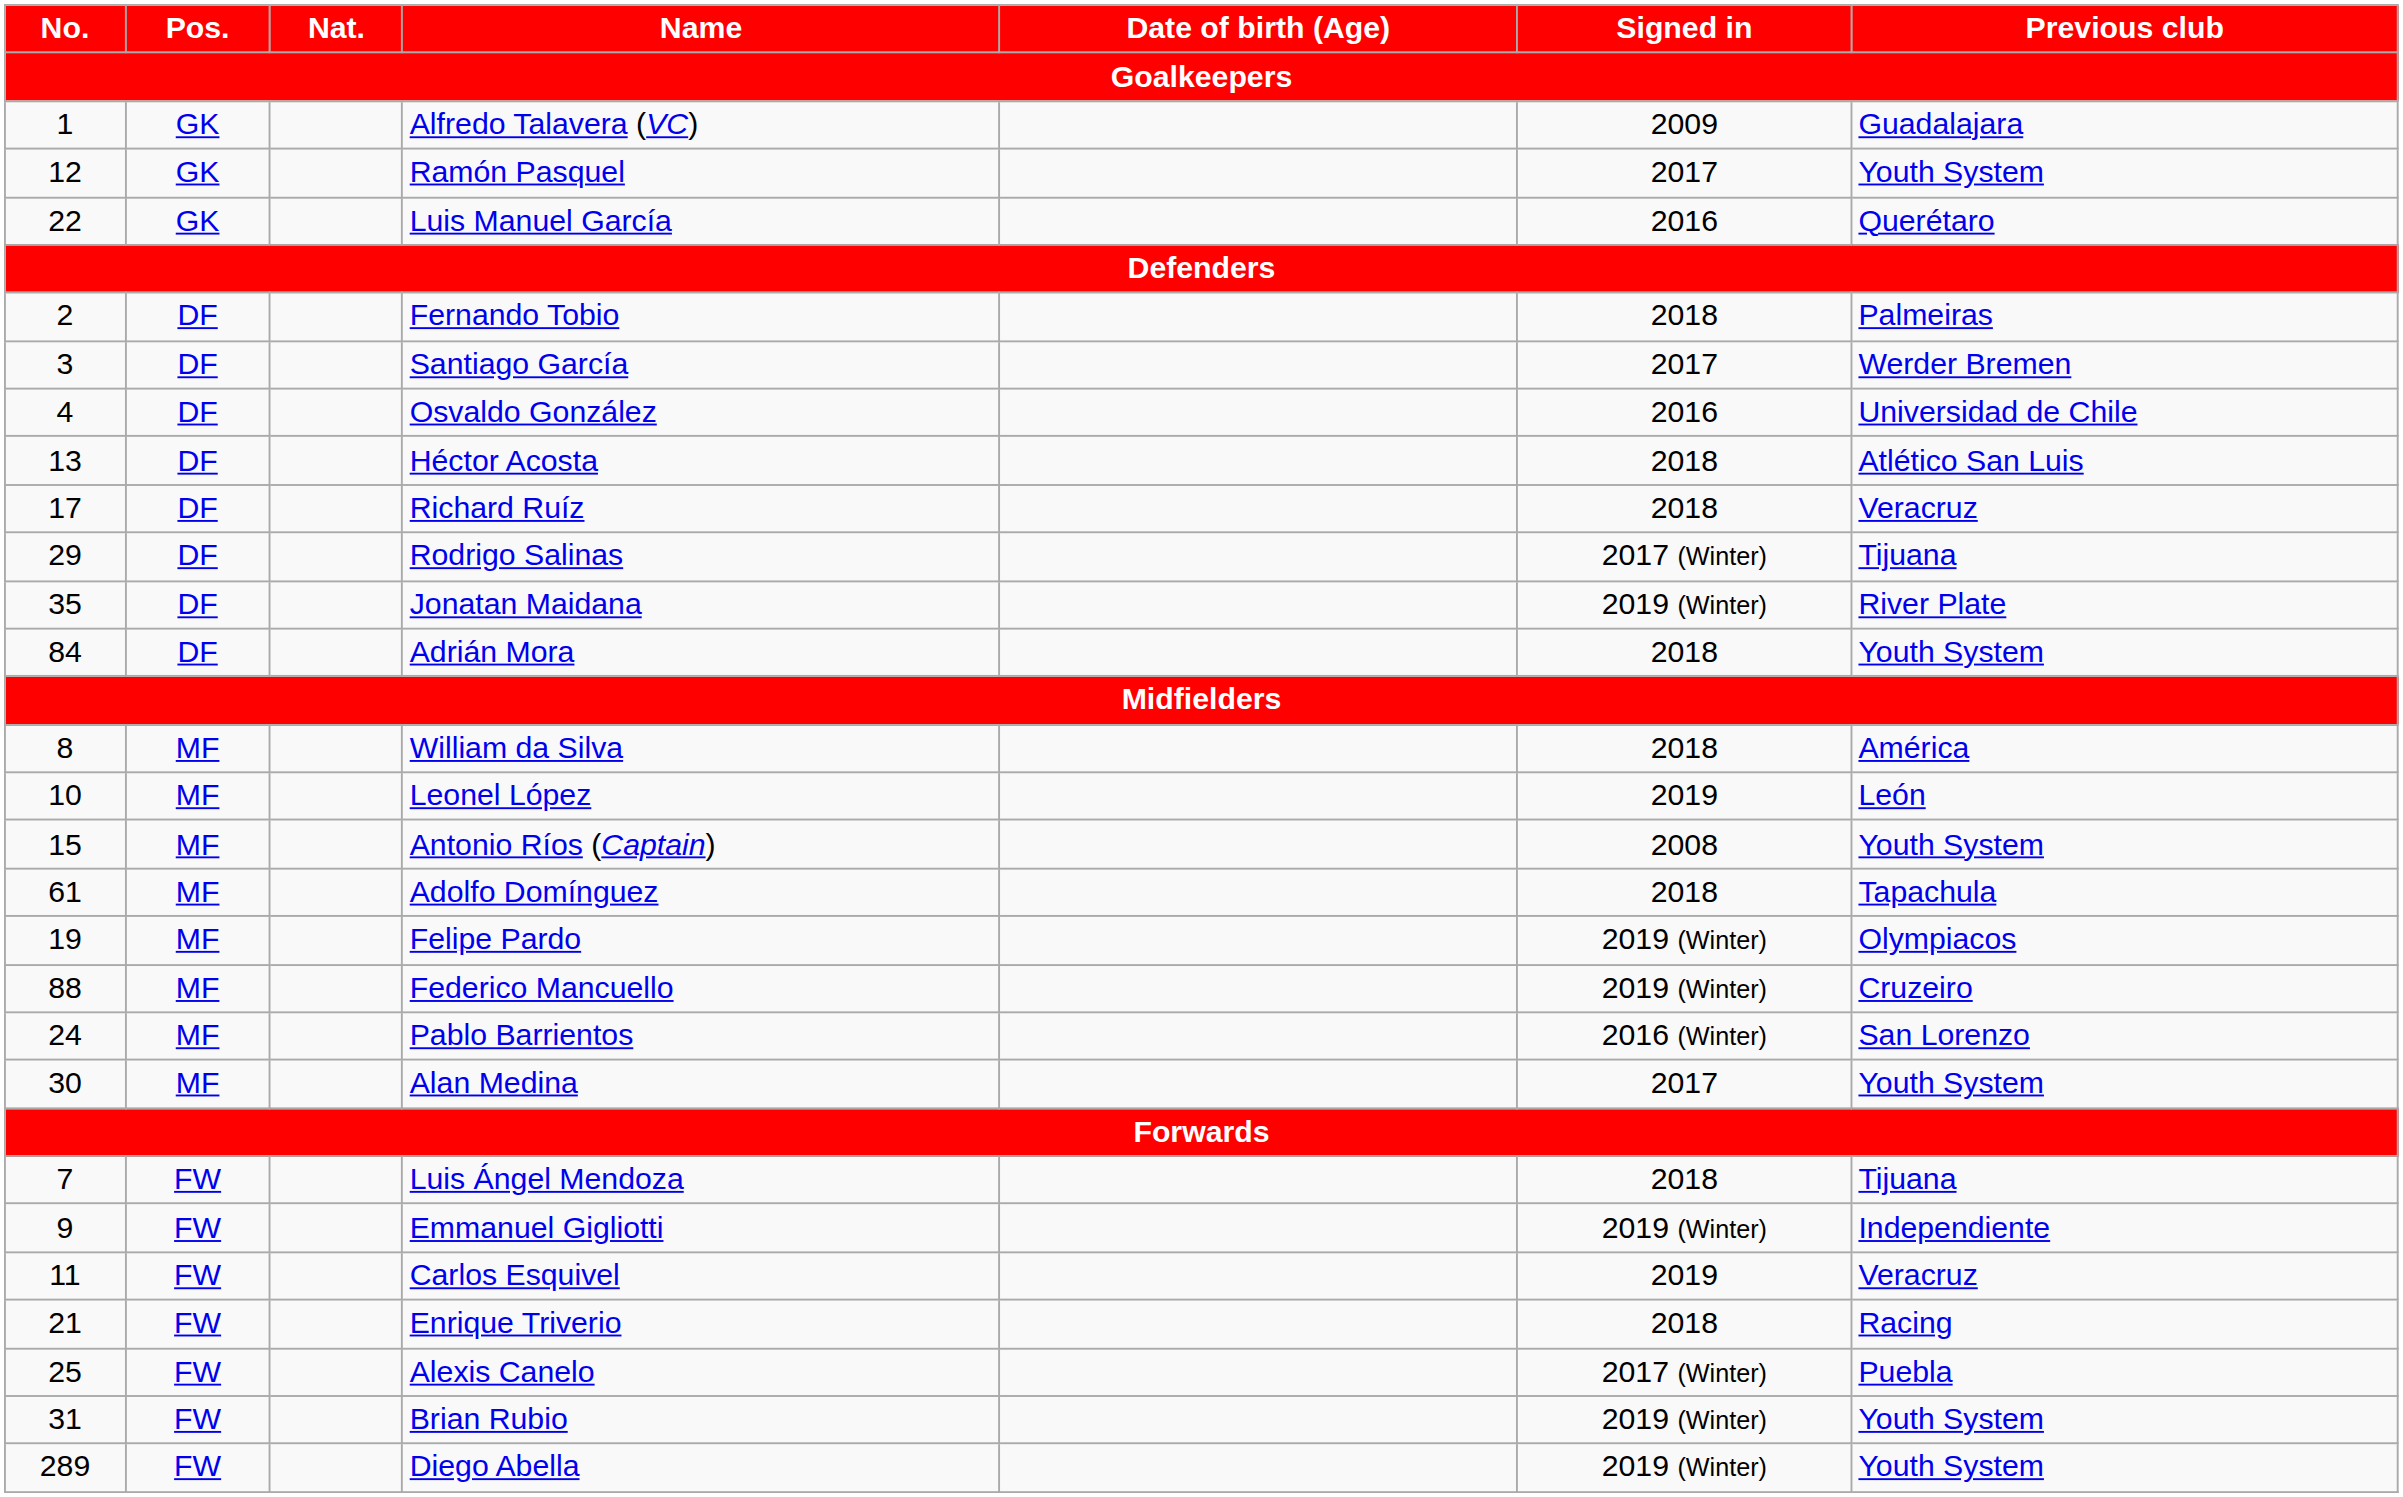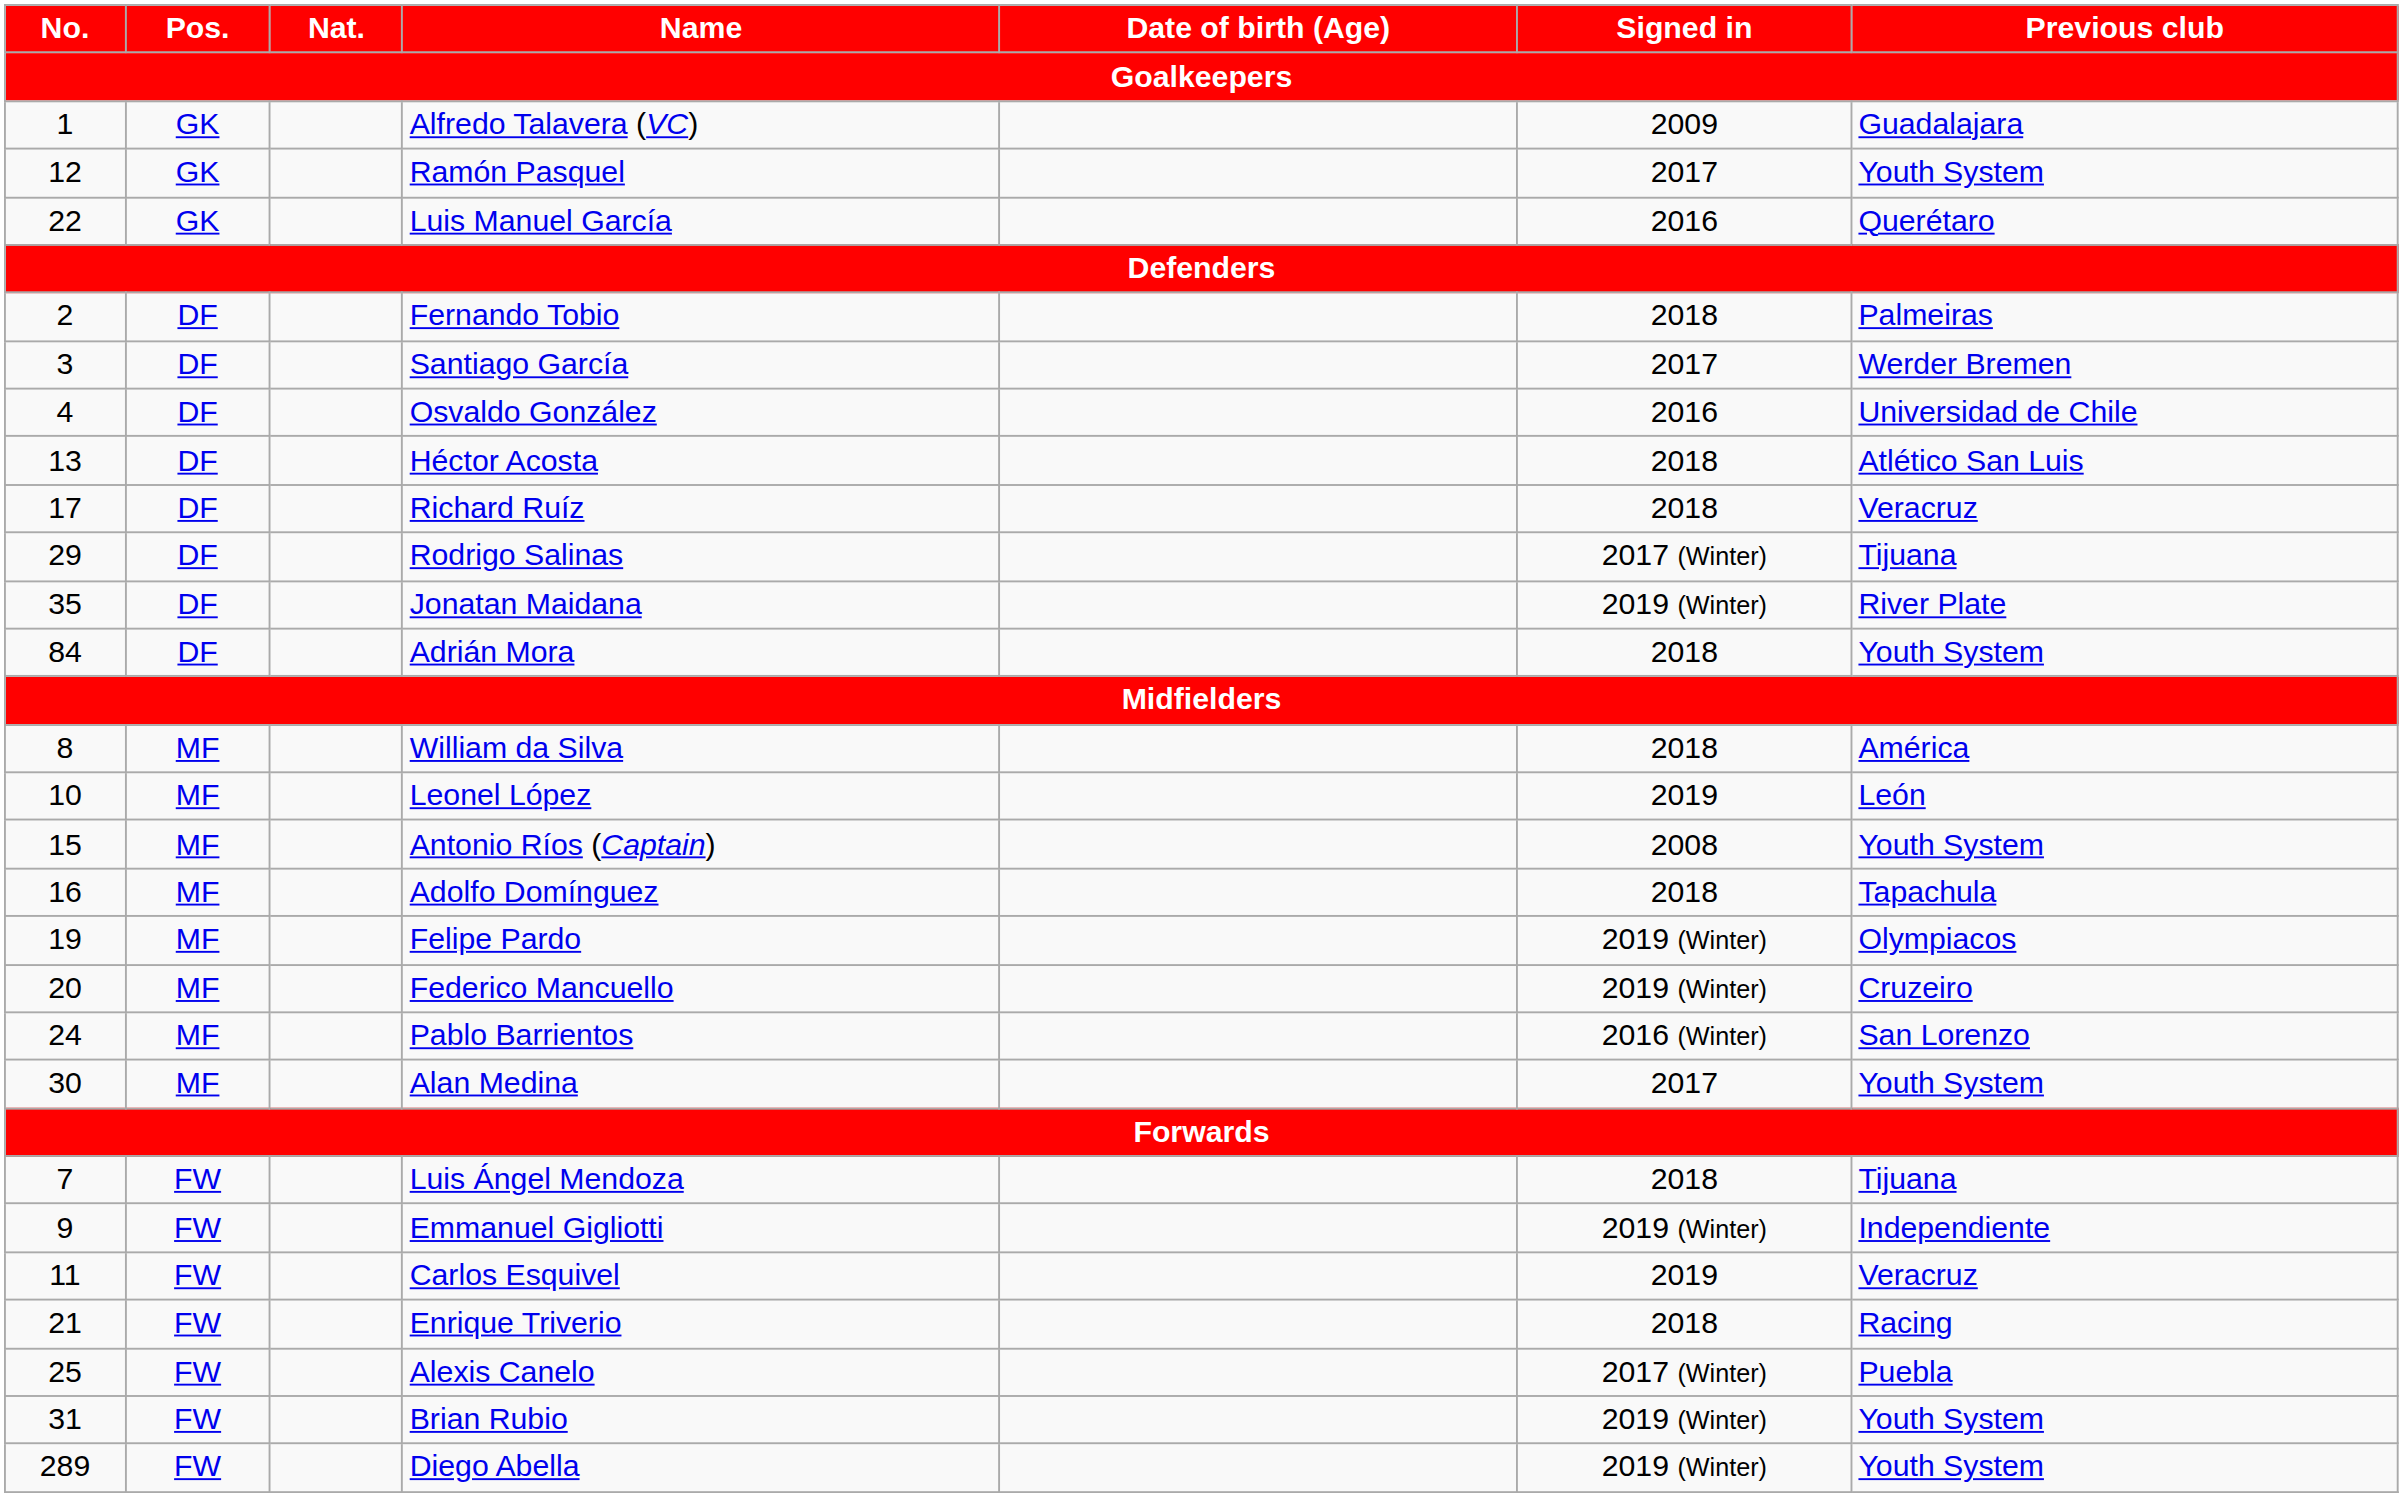(65, 891) 61 -> (65, 891) 16
(65, 987) 88 -> (65, 987) 20
